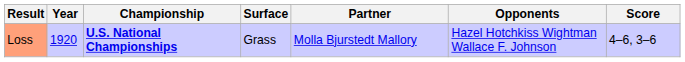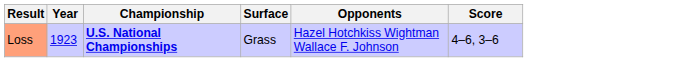- column: (370, 14)
(63, 40) 1920 -> (63, 40) 1923
